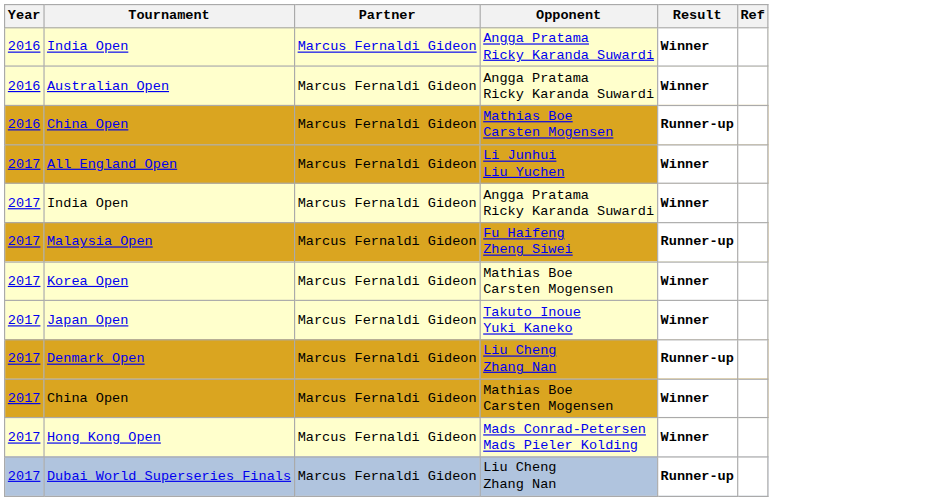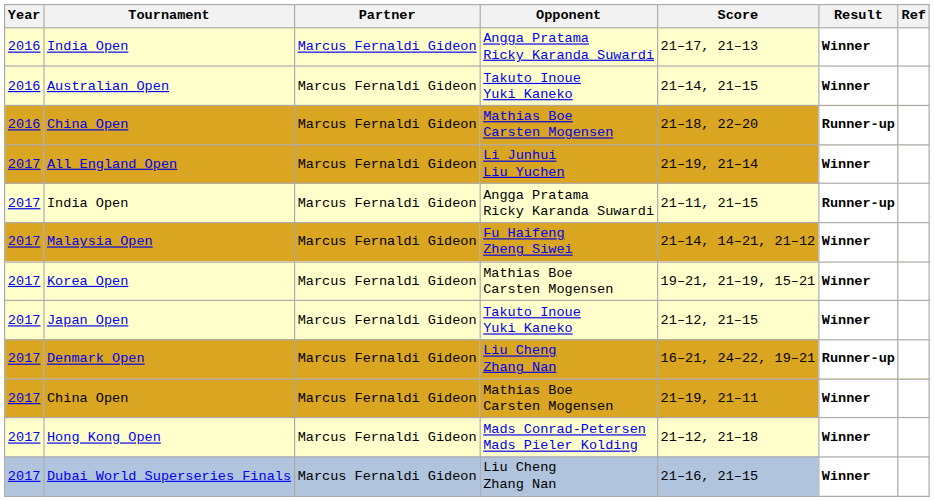+ column: (738, 16)
(569, 86) Angga Pratama Ricky Karanda Suwardi -> (532, 86) Takuto Inoue Yuki Kaneko
(685, 203) Winner -> (858, 203) Runner-up
(697, 242) Runner-up -> (846, 242) Winner
(697, 476) Runner-up -> (846, 476) Winner
